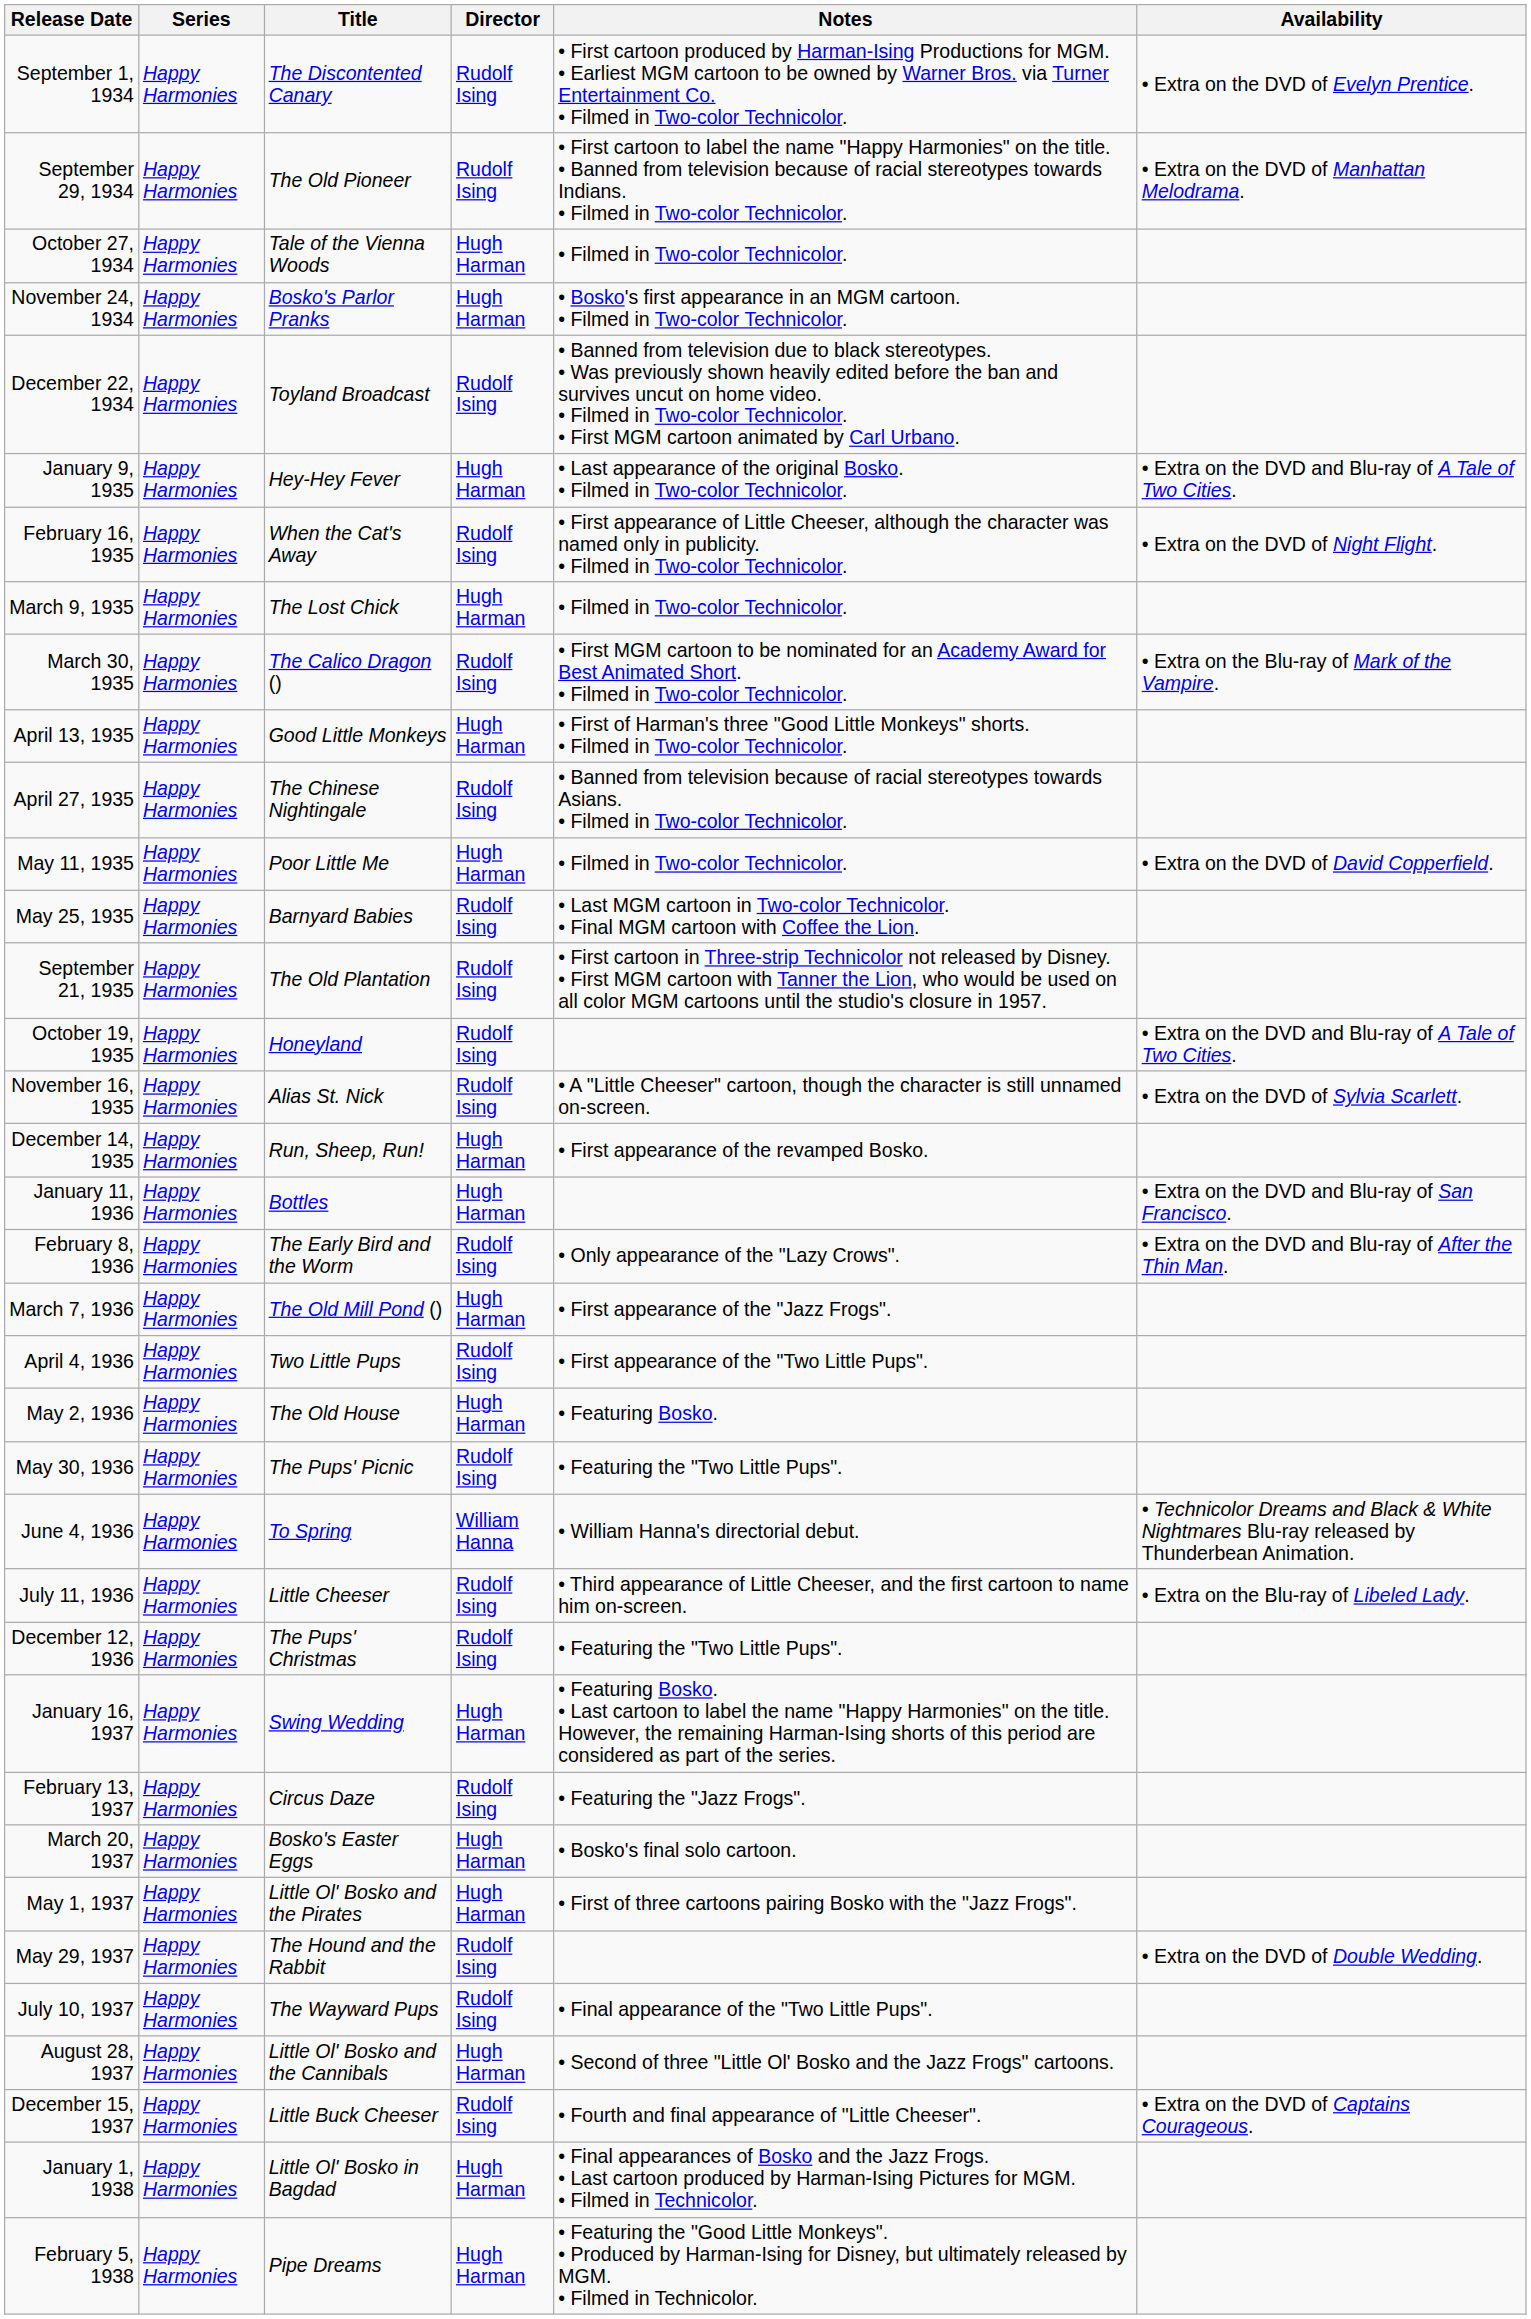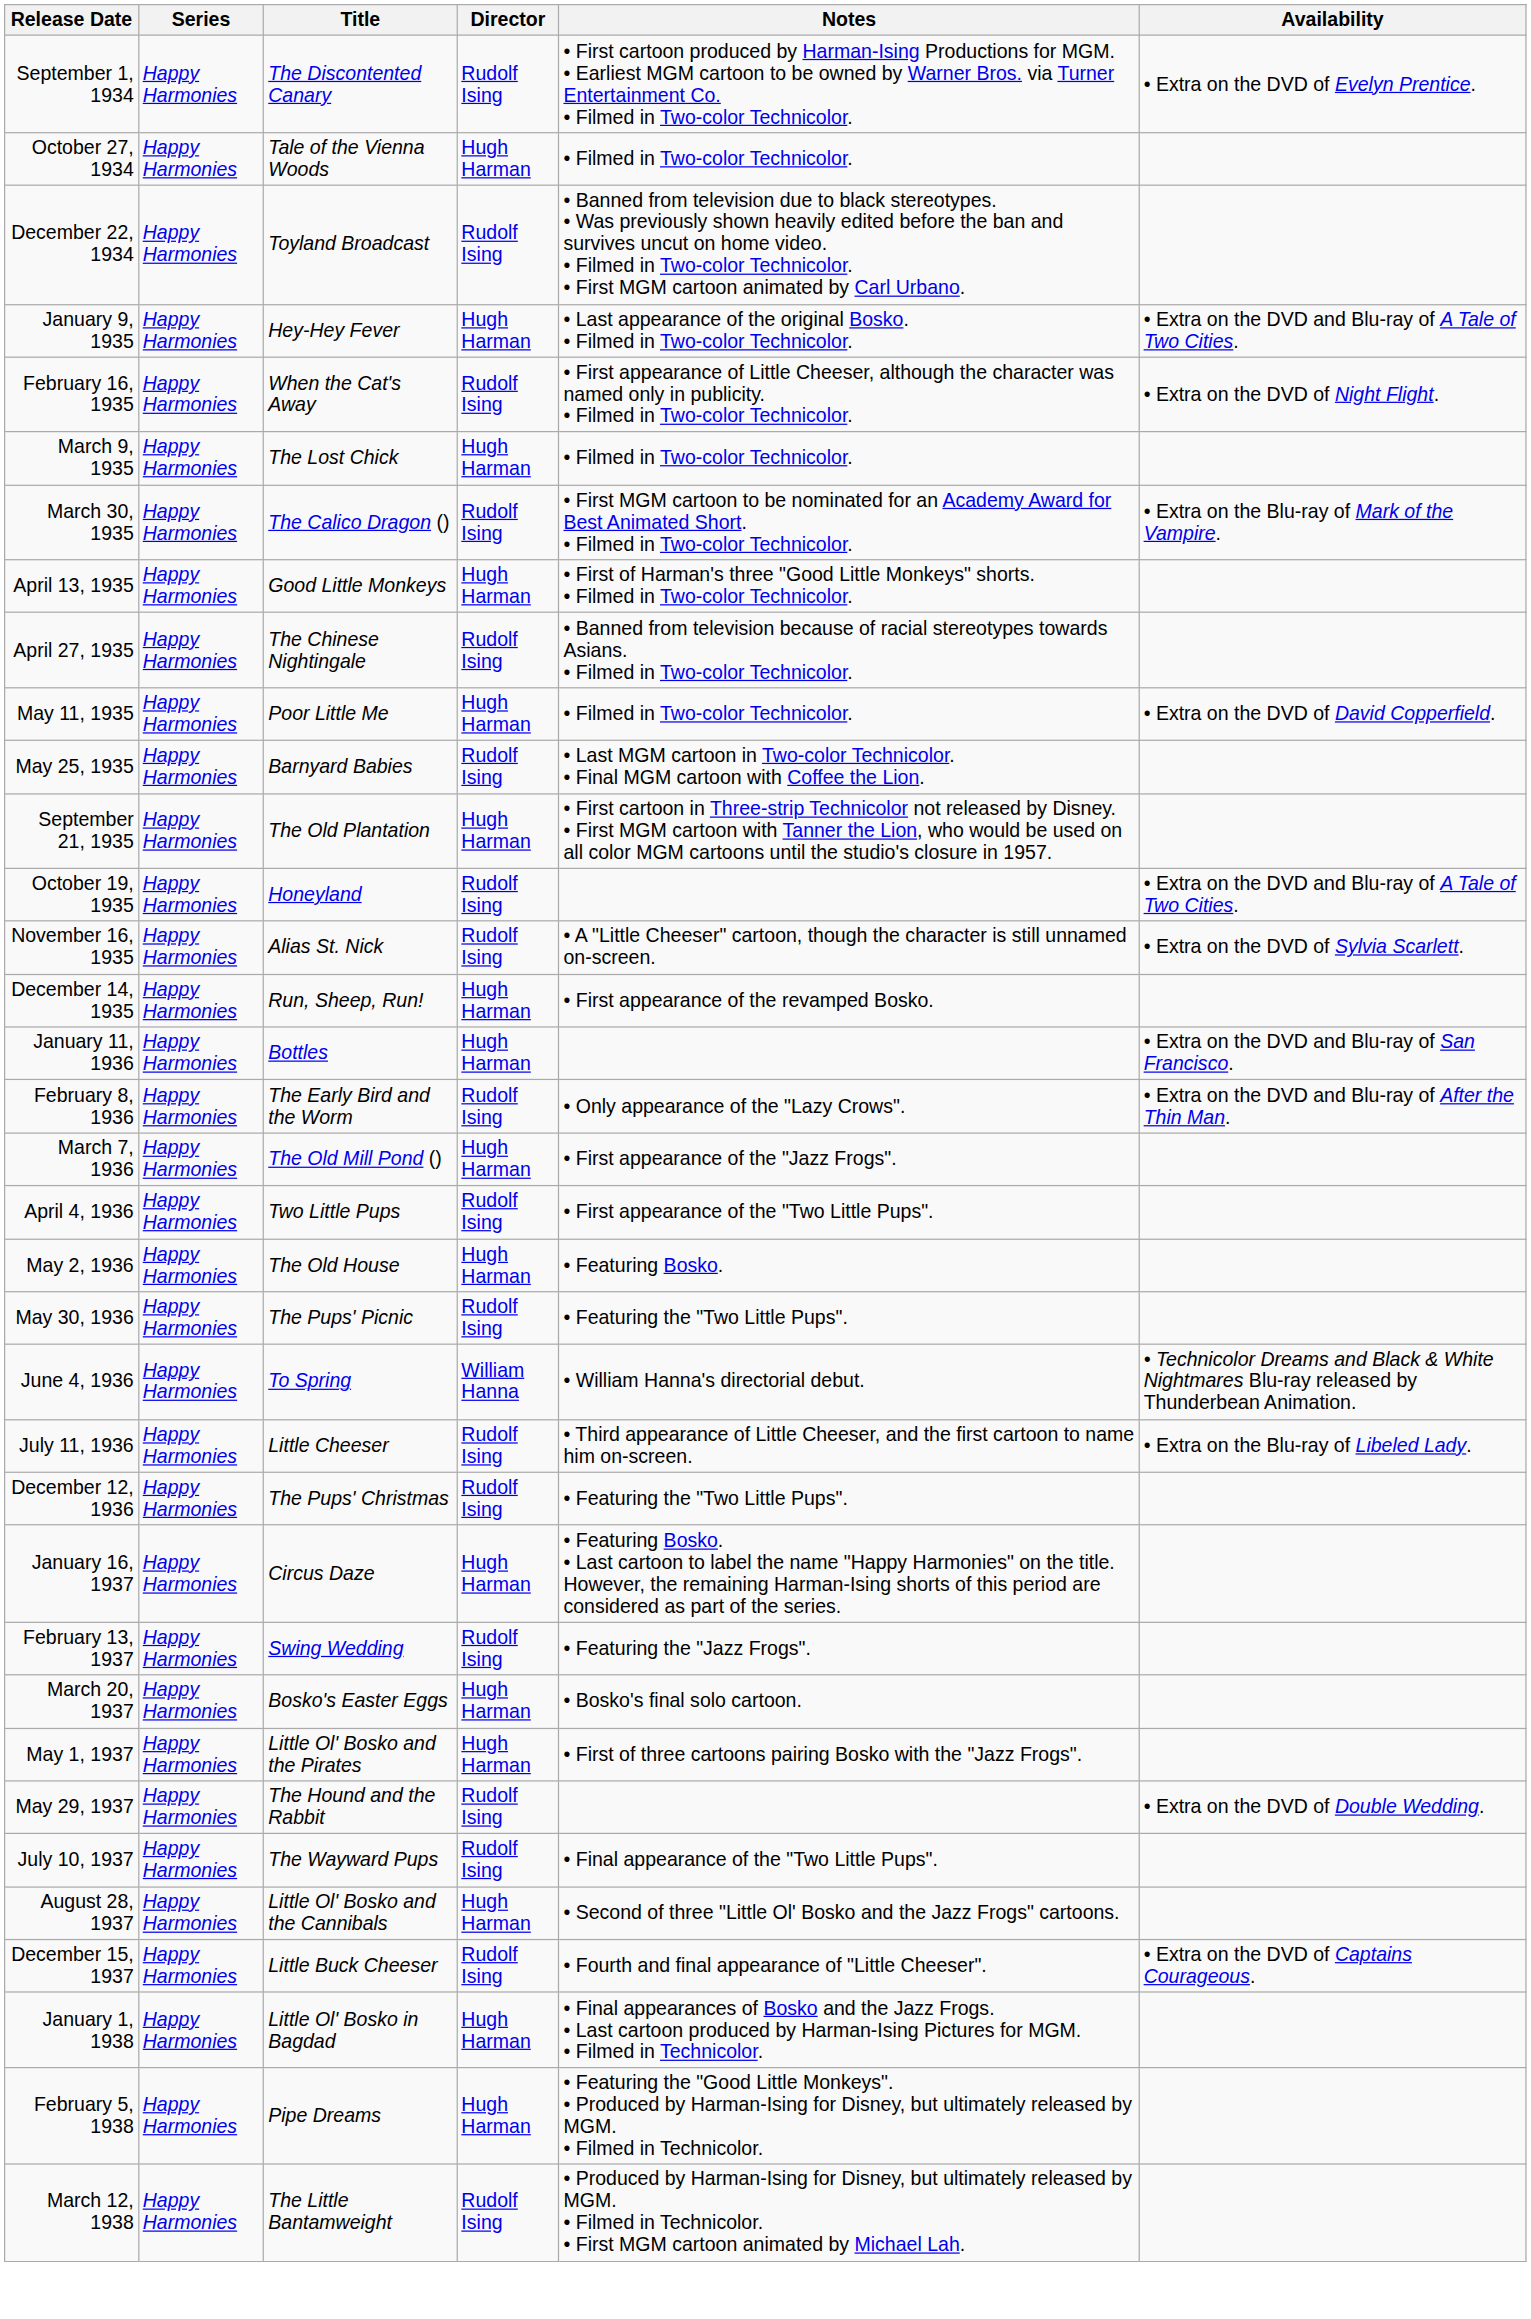- row: (86, 180)
- row: (73, 308)
(484, 980) Rudolf Ising -> (496, 830) Hugh Harman
(336, 1723) Swing Wedding -> (321, 1573) Circus Daze
(322, 1798) Circus Daze -> (336, 1648) Swing Wedding
+ row: (90, 2212)
